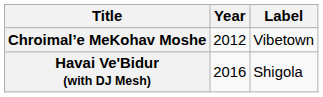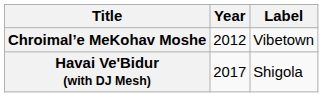(230, 71) 2016 -> (230, 71) 2017
